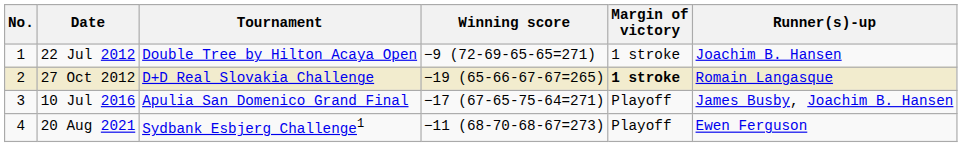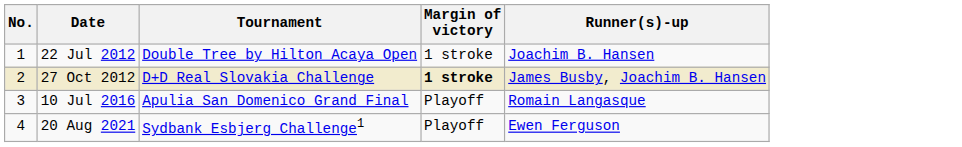- column: (514, 25)
(764, 79) Romain Langasque -> (637, 79) James Busby, Joachim B. Hansen
(824, 102) James Busby, Joachim B. Hansen -> (577, 102) Romain Langasque
